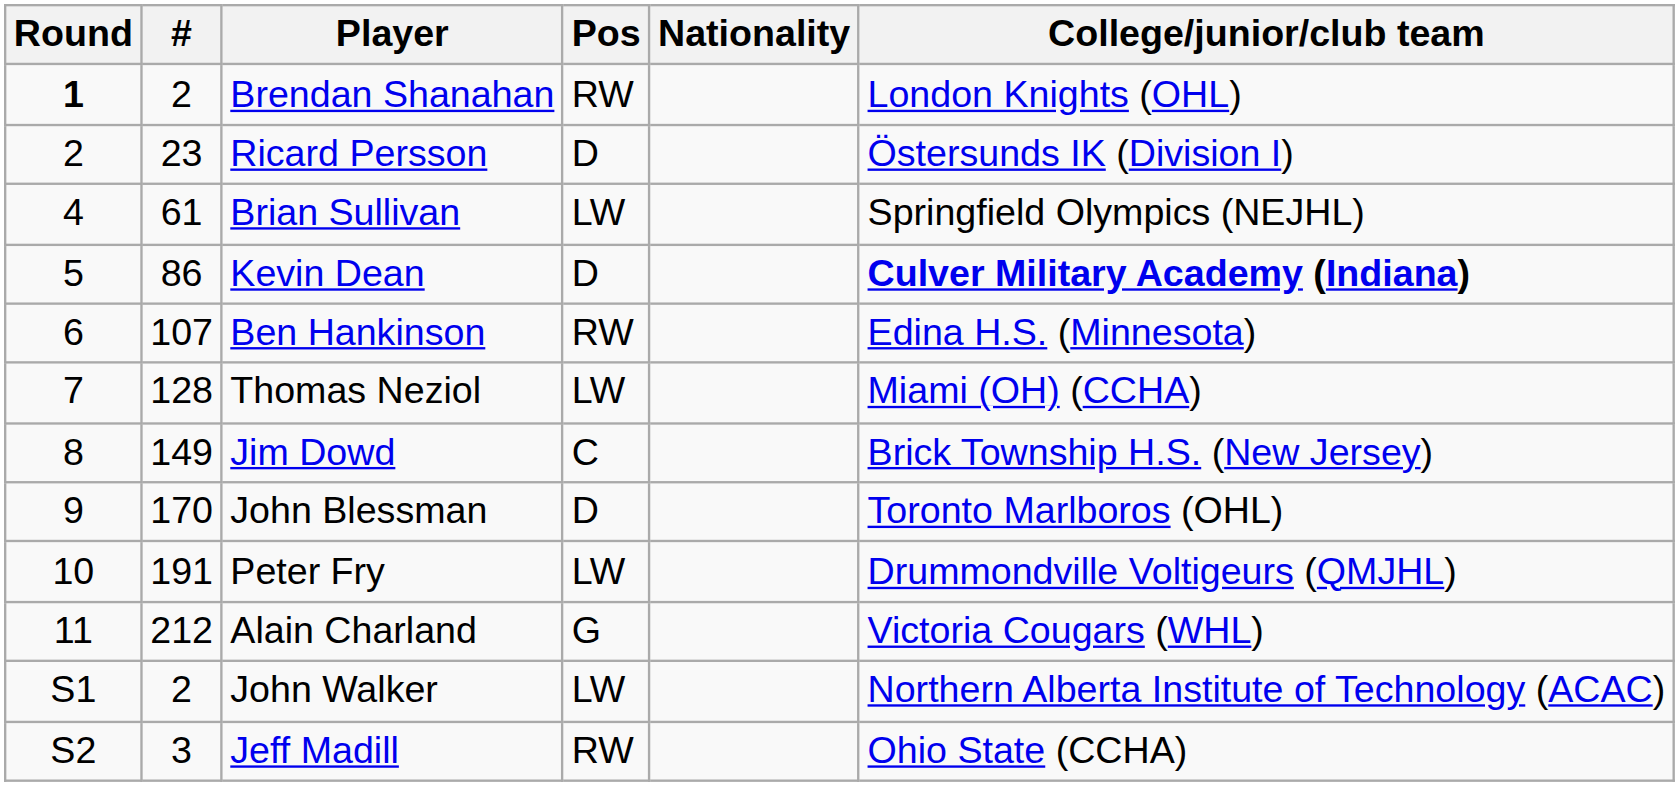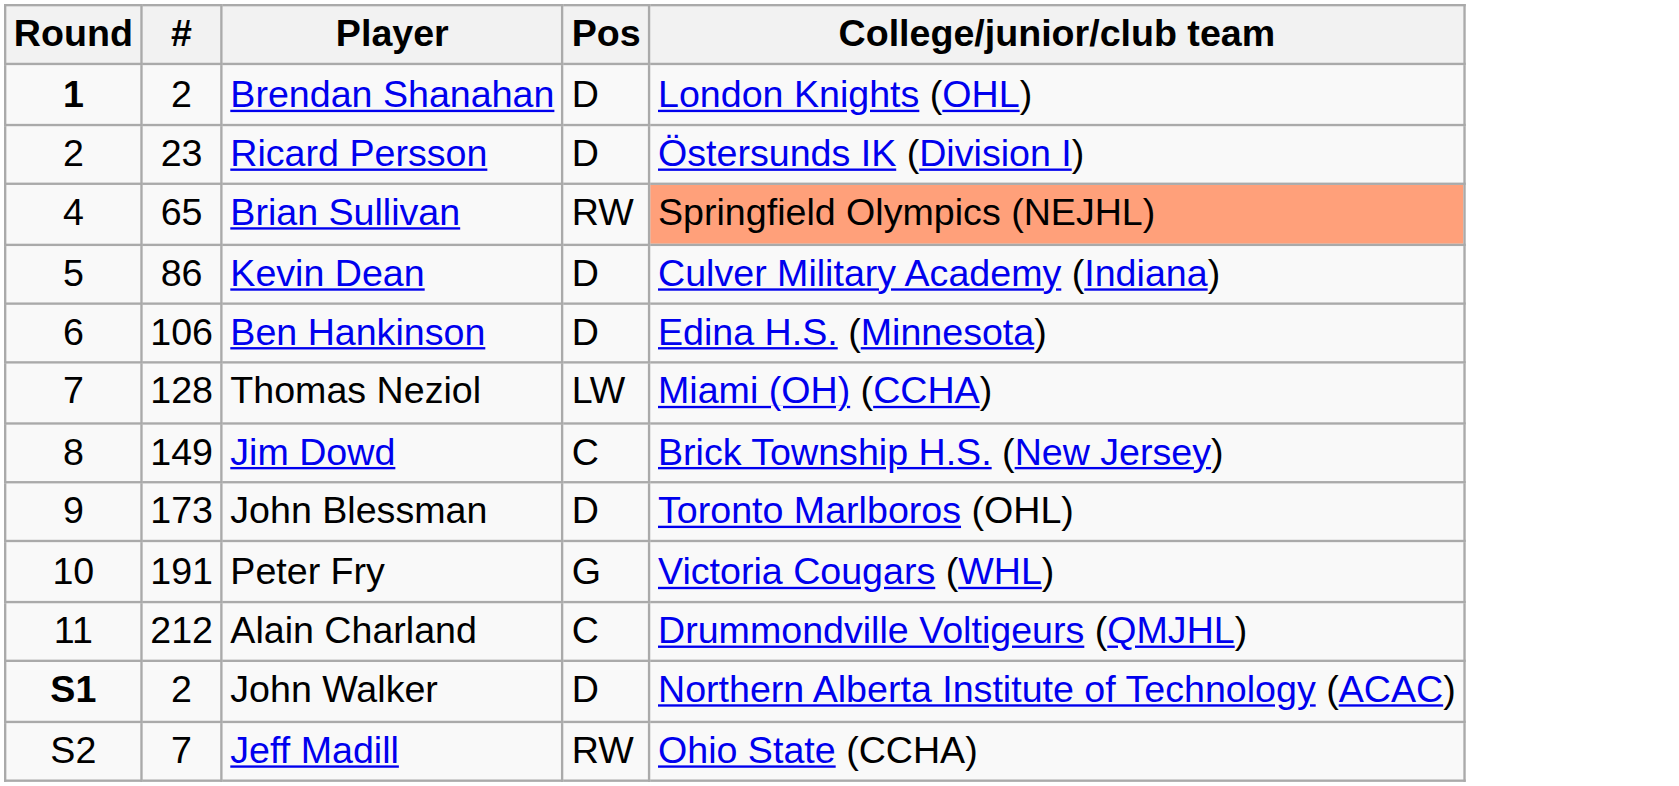- column: (754, 34)
(603, 93) RW -> (585, 93) D
(182, 213) 61 -> (182, 213) 65
(599, 213) LW -> (603, 213) RW
(1116, 213) no background -> (907, 213) lightsalmon background
(1169, 272) bold -> (939, 272) normal
(182, 332) 107 -> (182, 332) 106
(603, 332) RW -> (585, 332) D
(182, 511) 170 -> (182, 511) 173
(599, 570) LW -> (586, 570) G
(1162, 570) Drummondville Voltigeurs (QMJHL) -> (856, 570) Victoria Cougars (WHL)
(586, 630) G -> (585, 630) C
(1066, 630) Victoria Cougars (WHL) -> (953, 630) Drummondville Voltigeurs (QMJHL)
(73, 690) normal -> (73, 690) bold
(599, 690) LW -> (585, 690) D
(182, 749) 3 -> (182, 749) 7
